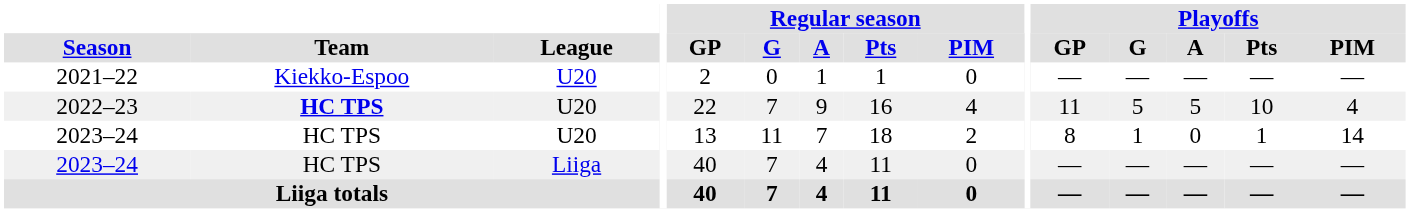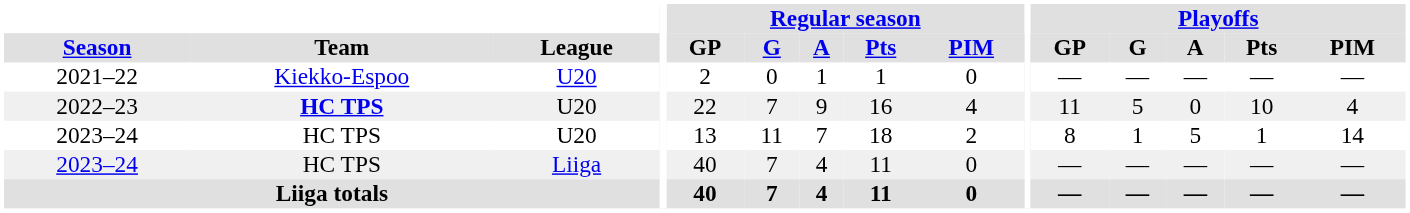(1195, 105) 5 -> (1195, 105) 0
(1195, 135) 0 -> (1195, 135) 5
